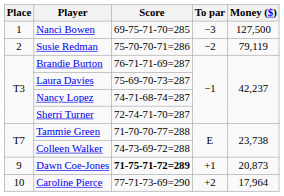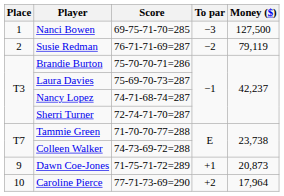(152, 47) 75-70-70-71=286 -> (152, 47) 76-71-71-69=287
(152, 64) 76-71-71-69=287 -> (152, 64) 75-70-70-71=286
(152, 166) bold -> (152, 166) normal
